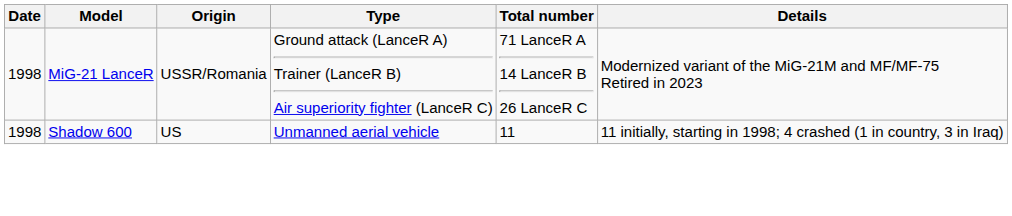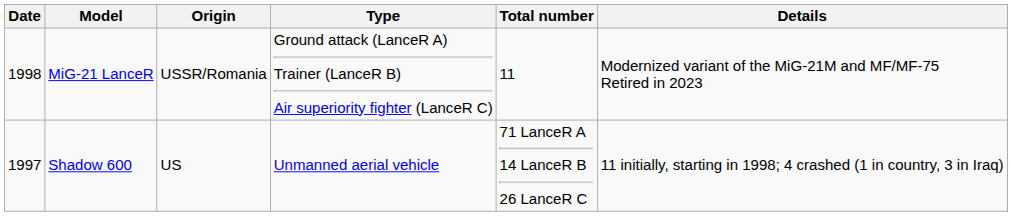(547, 74) 71 LanceR A 14 LanceR B 26 LanceR C -> (507, 74) 11
(25, 131) 1998 -> (25, 165) 1997
(507, 131) 11 -> (547, 165) 71 LanceR A 14 LanceR B 26 LanceR C
